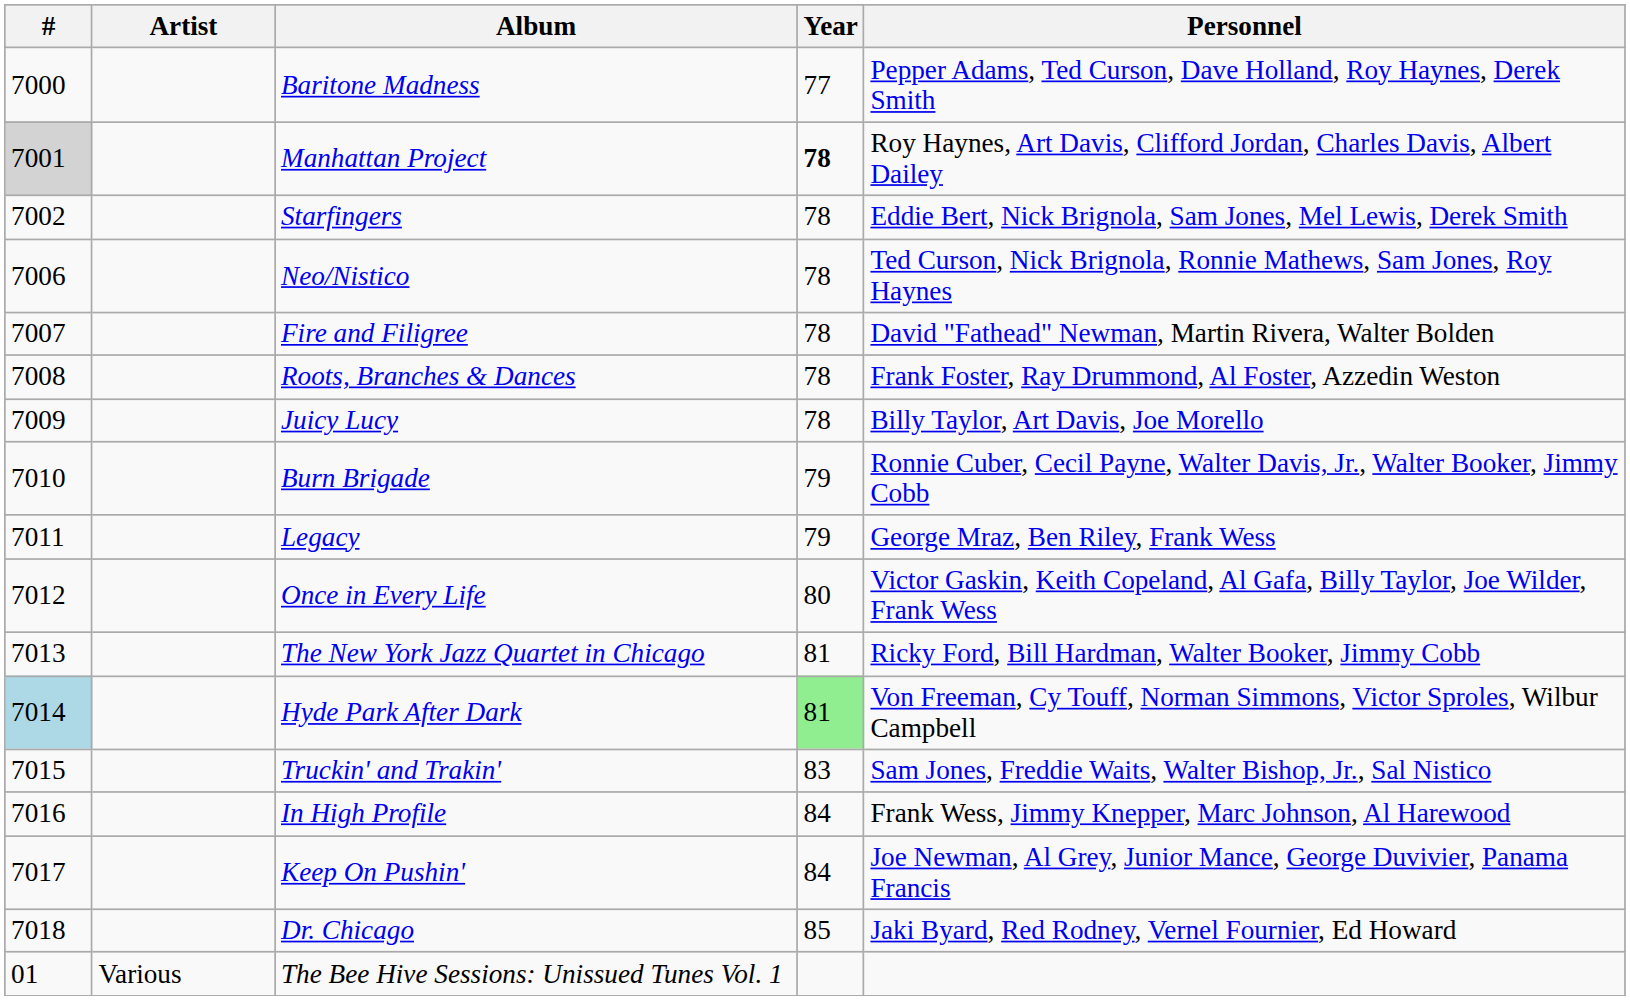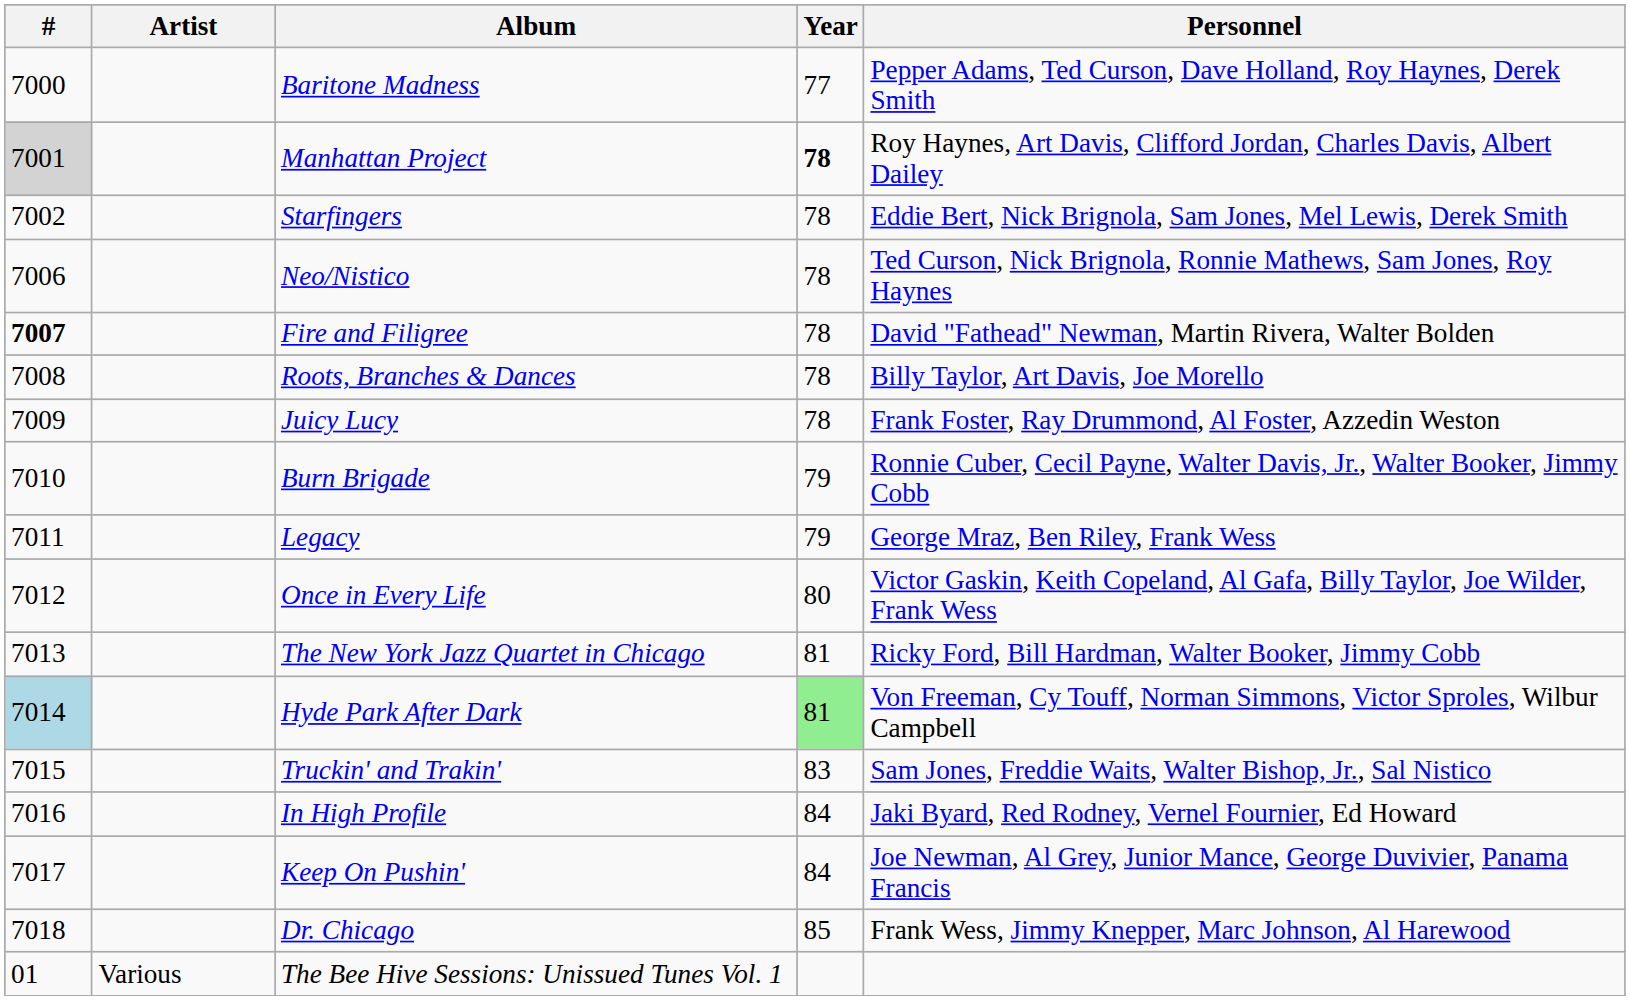(38, 333) normal -> (38, 333) bold
(1185, 376) Frank Foster, Ray Drummond, Al Foster, Azzedin Weston -> (1067, 376) Billy Taylor, Art Davis, Joe Morello
(1067, 419) Billy Taylor, Art Davis, Joe Morello -> (1185, 419) Frank Foster, Ray Drummond, Al Foster, Azzedin Weston
(1190, 813) Frank Wess, Jimmy Knepper, Marc Johnson, Al Harewood -> (1163, 813) Jaki Byard, Red Rodney, Vernel Fournier, Ed Howard
(1163, 930) Jaki Byard, Red Rodney, Vernel Fournier, Ed Howard -> (1190, 930) Frank Wess, Jimmy Knepper, Marc Johnson, Al Harewood
